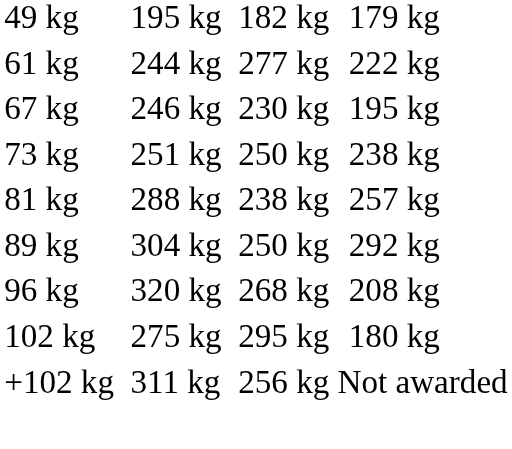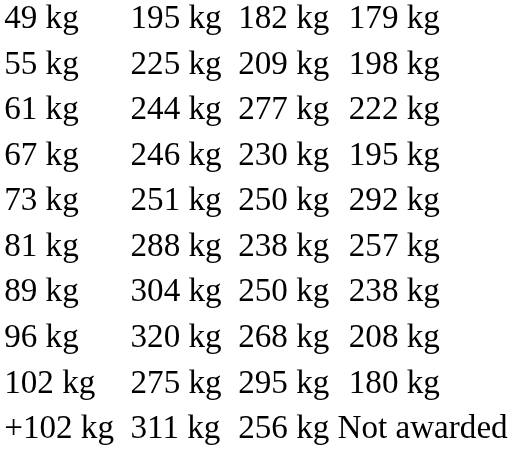+ row: (41, 62)
(394, 153) 238 kg -> (394, 199) 292 kg
(394, 245) 292 kg -> (394, 290) 238 kg
